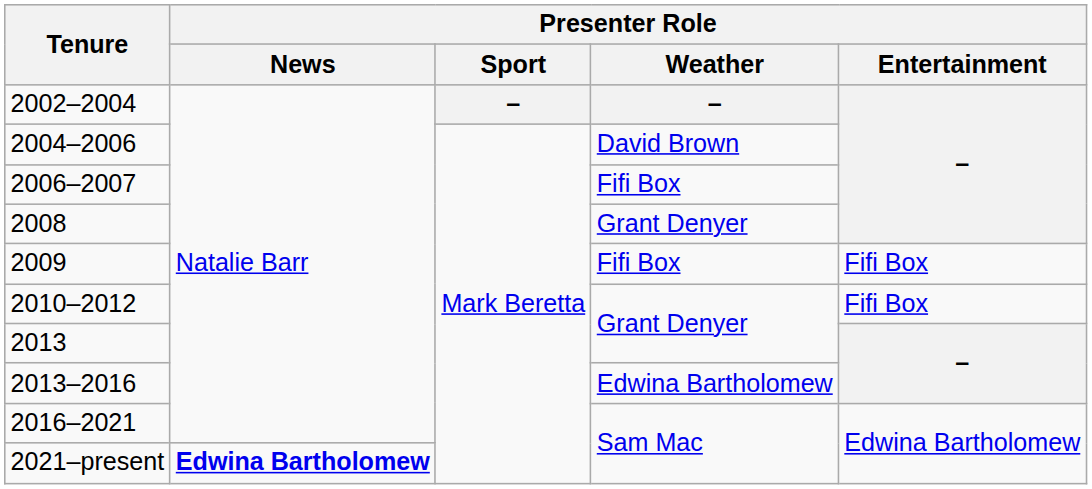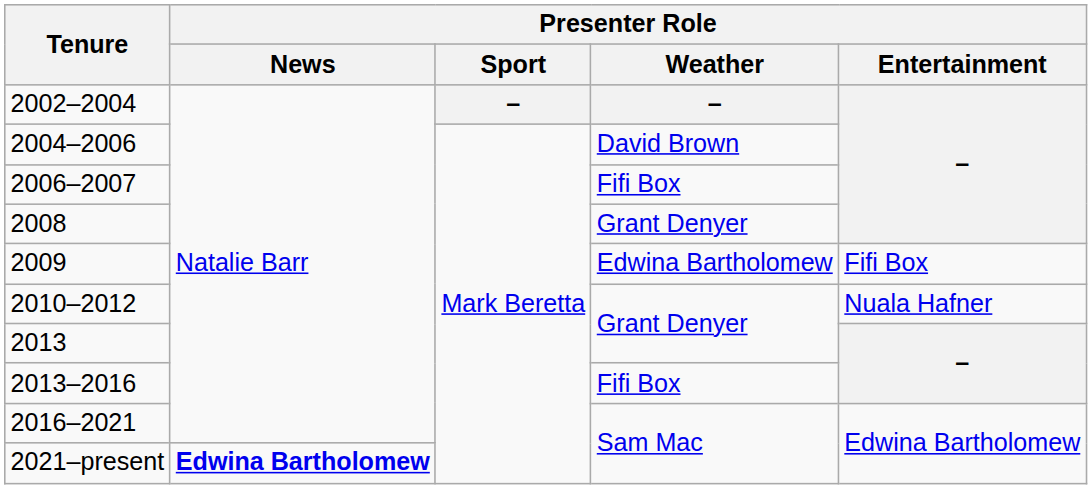(639, 263) Fifi Box -> (715, 263) Edwina Bartholomew
(886, 303) Fifi Box -> (918, 303) Nuala Hafner
(715, 382) Edwina Bartholomew -> (639, 382) Fifi Box
